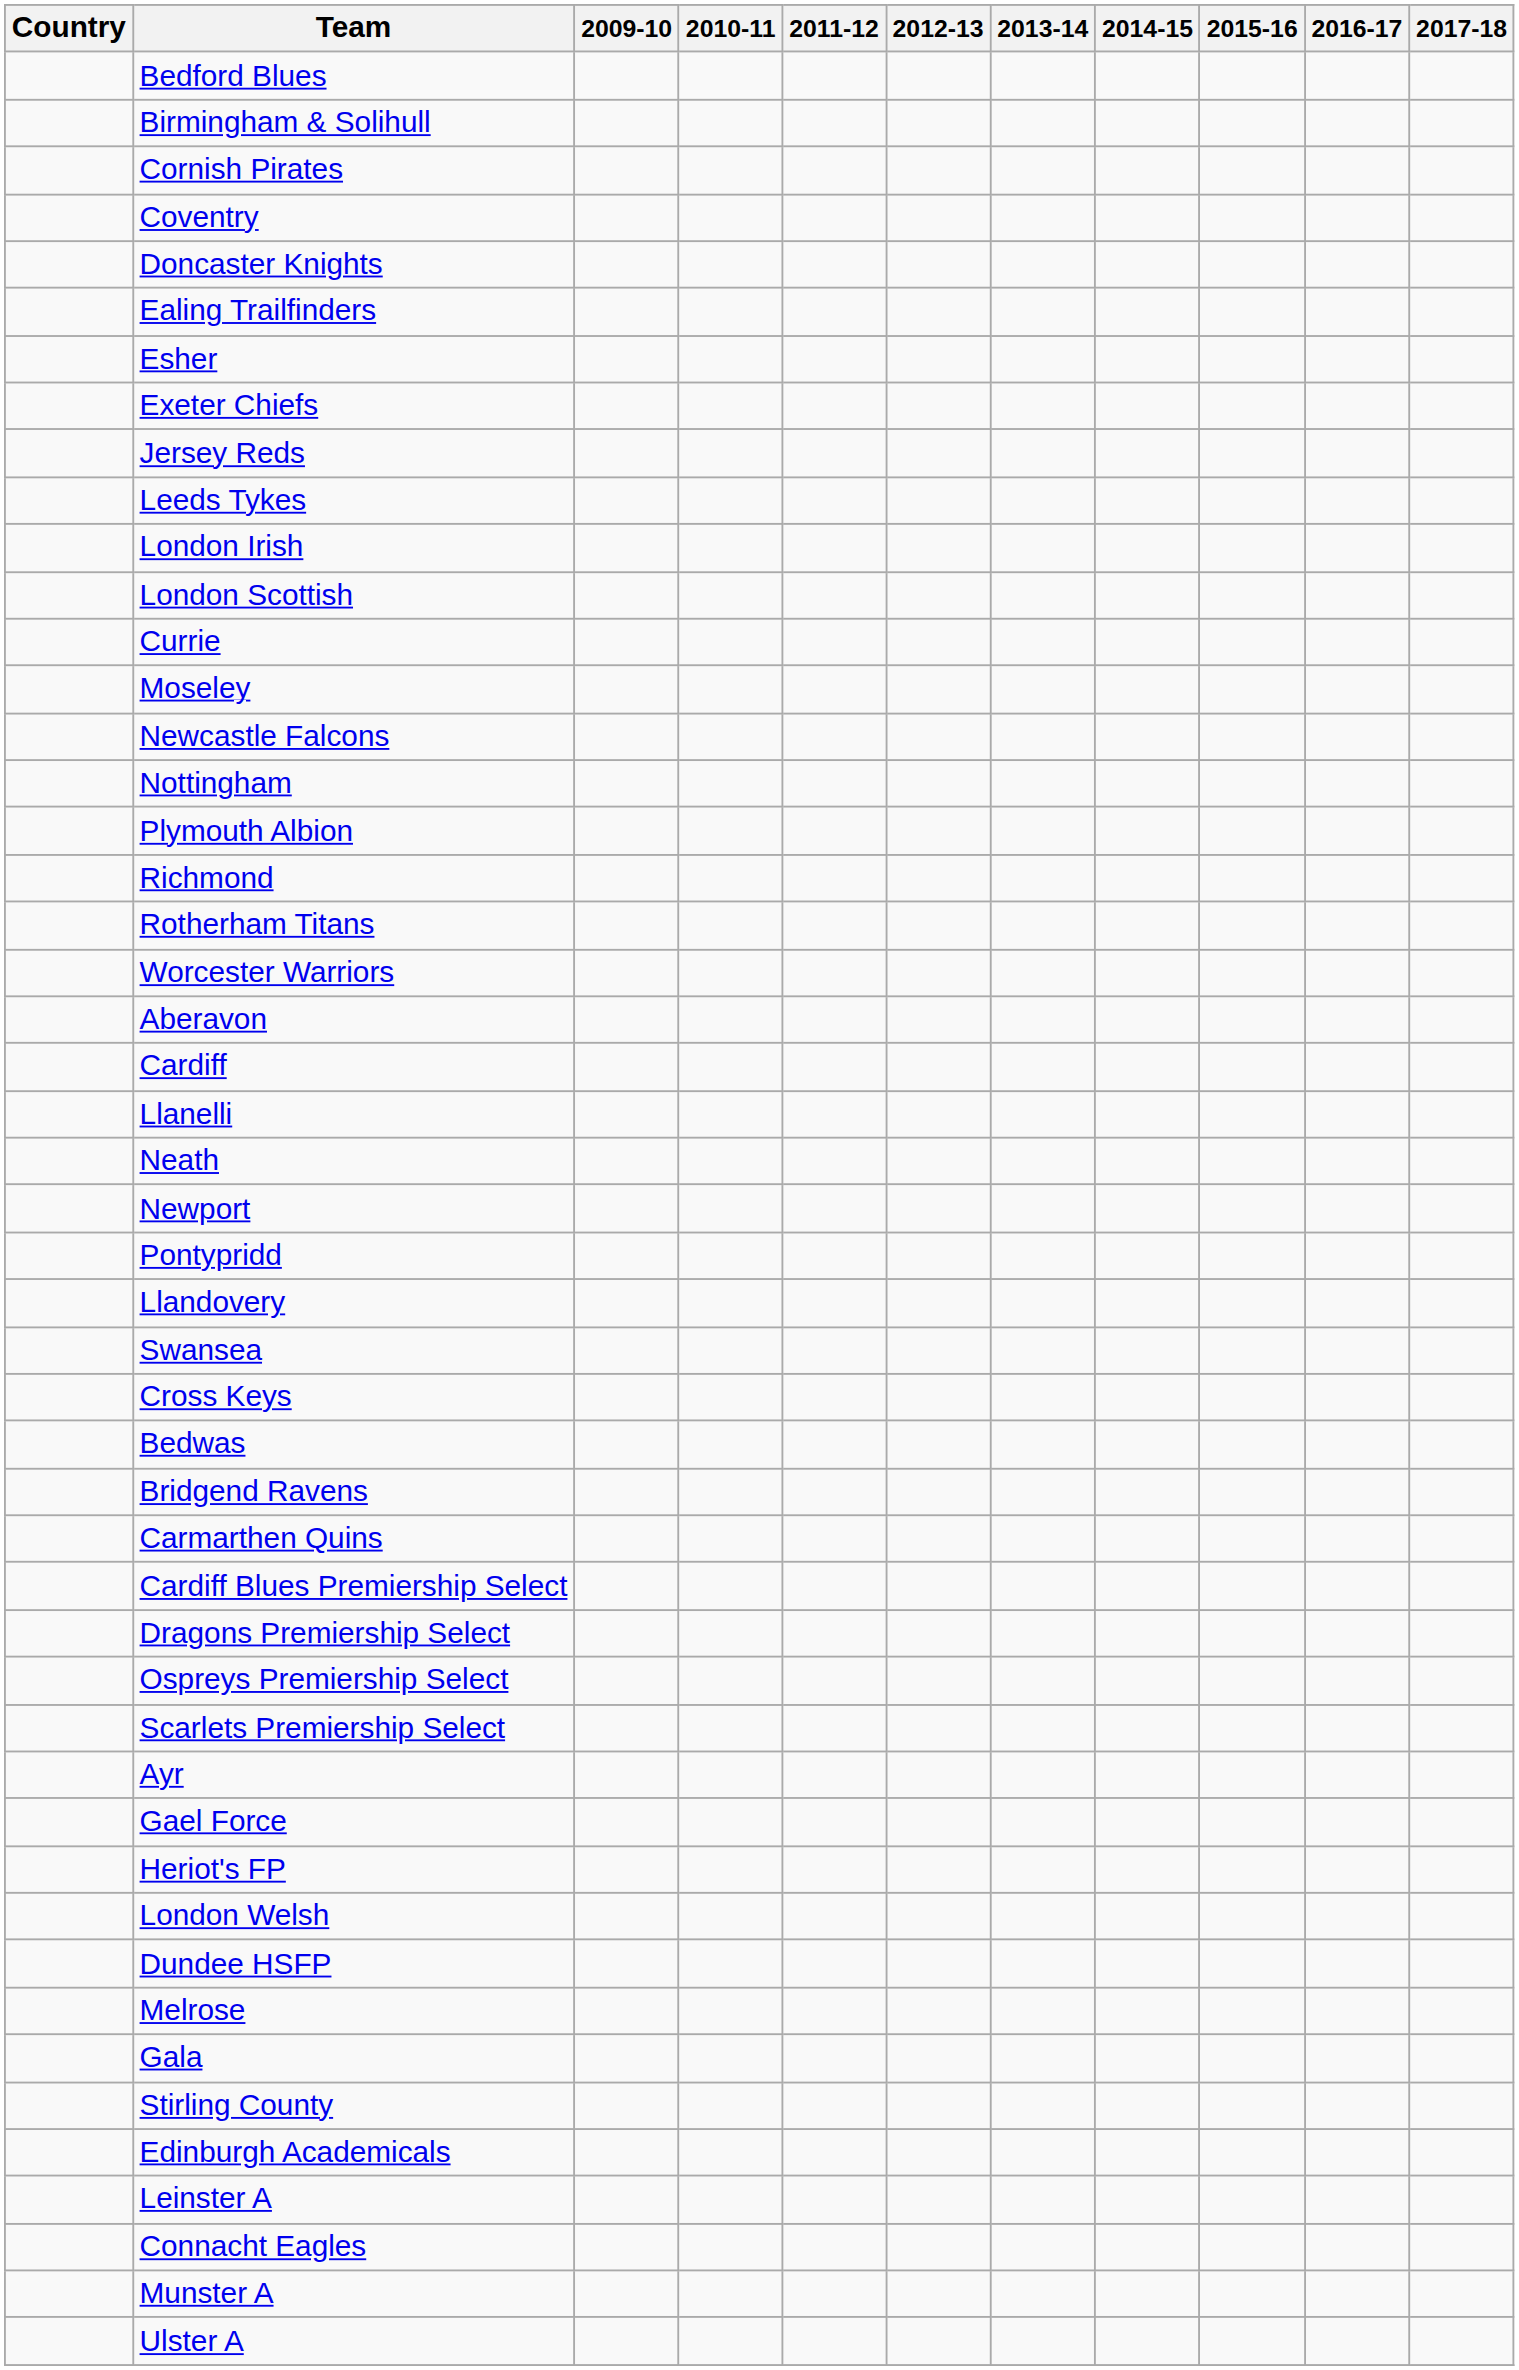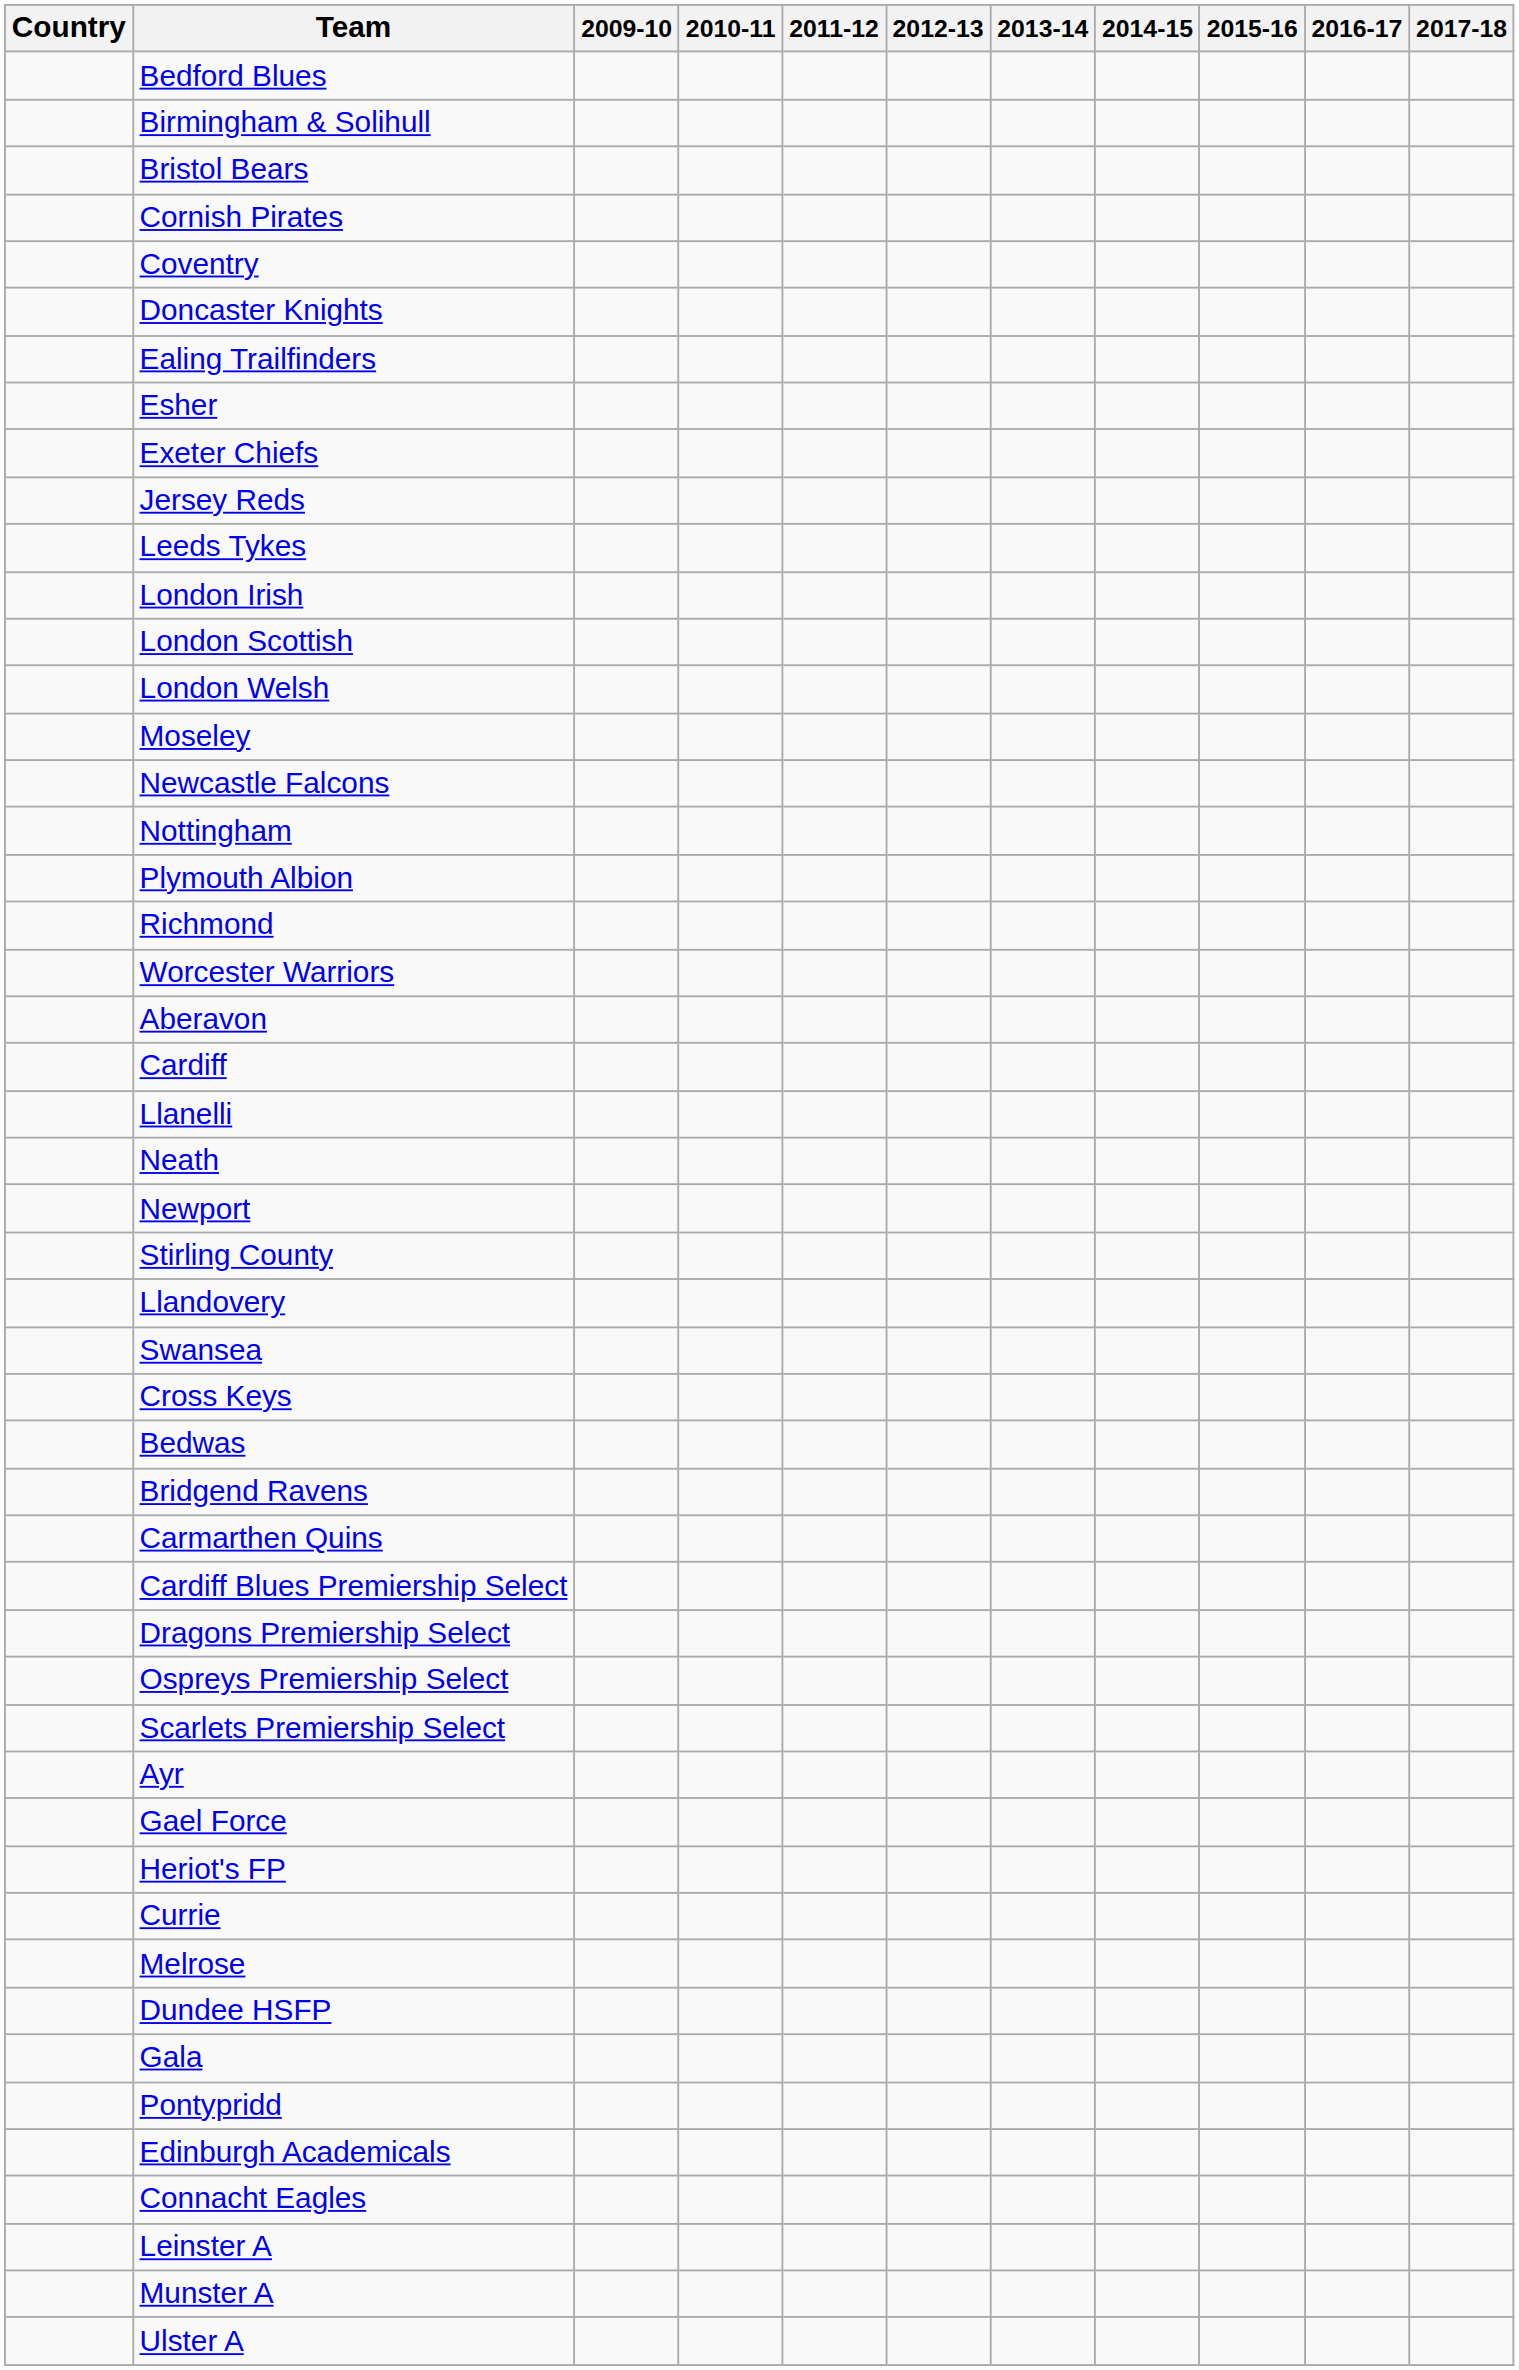+ row: (224, 169)
rows swapped: (234, 1915) <-> (180, 641)
- row: (257, 924)
rows swapped: (211, 1255) <-> (236, 2104)
rows swapped: (192, 2010) <-> (236, 1963)
rows swapped: (253, 2246) <-> (206, 2199)
